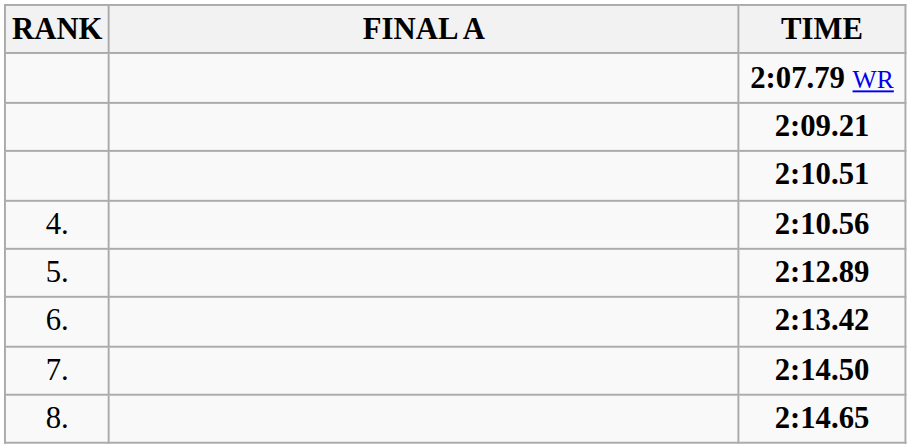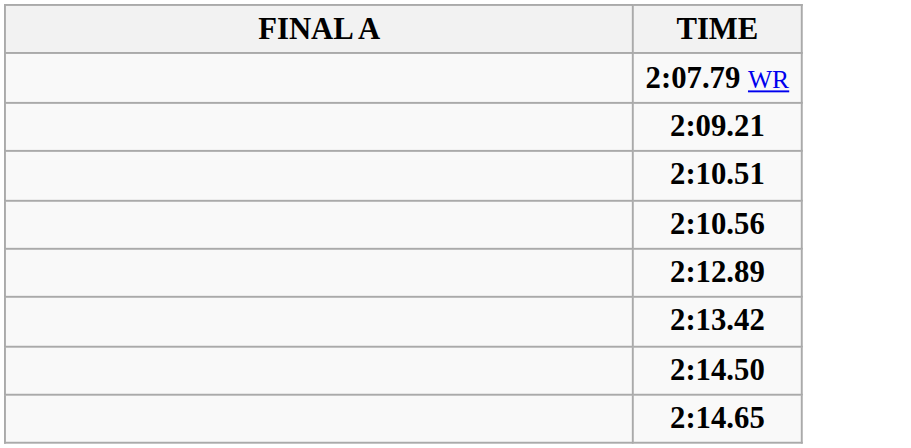- column: (57, 28)
